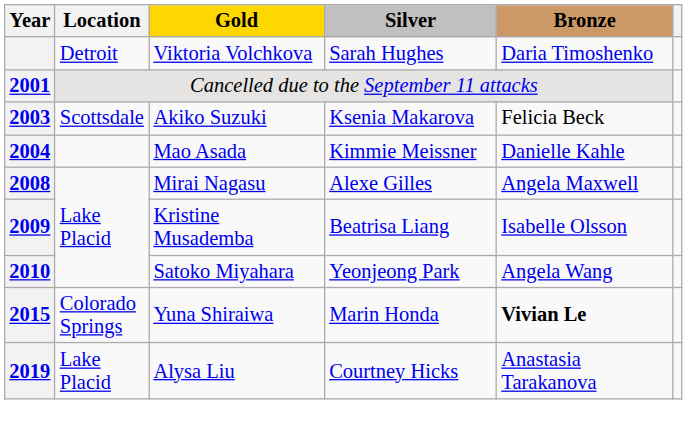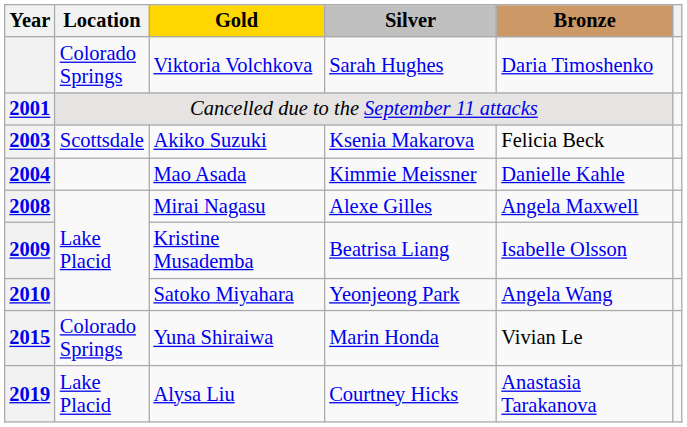(89, 53) Detroit -> (98, 64) Colorado Springs
(544, 315) bold -> (542, 338) normal
